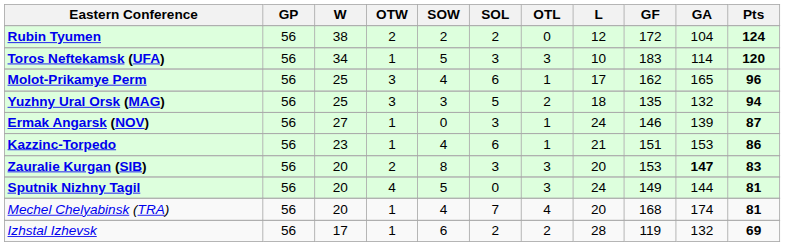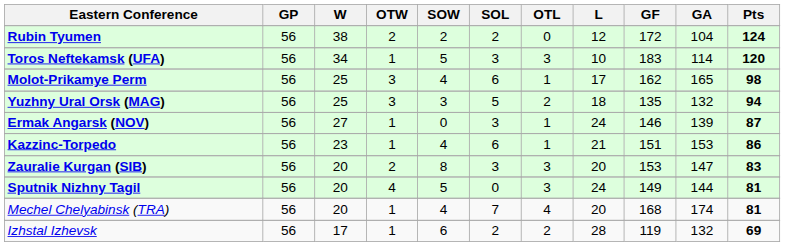(754, 79) 96 -> (754, 79) 98
(702, 166) bold -> (702, 166) normal
